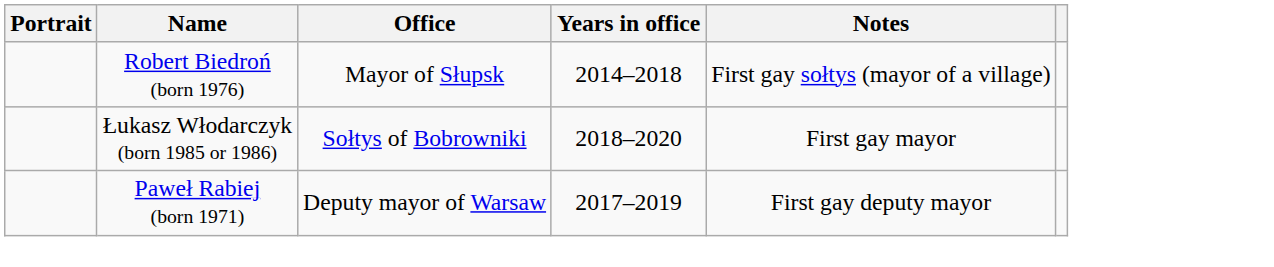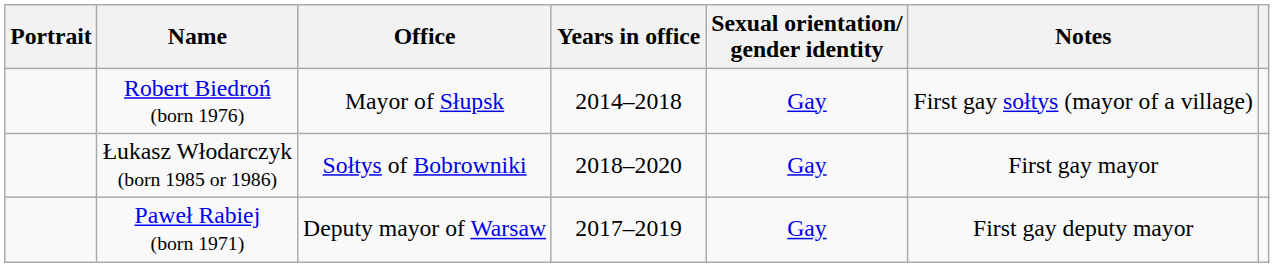+ column: (807, 36)
